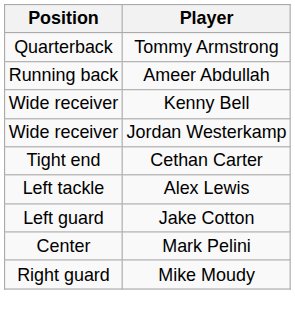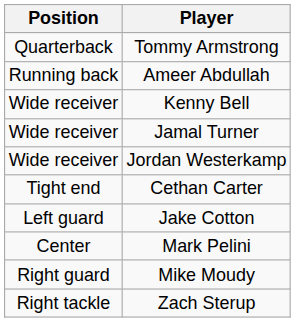+ row: (207, 132)
- row: (207, 189)
+ row: (207, 302)
